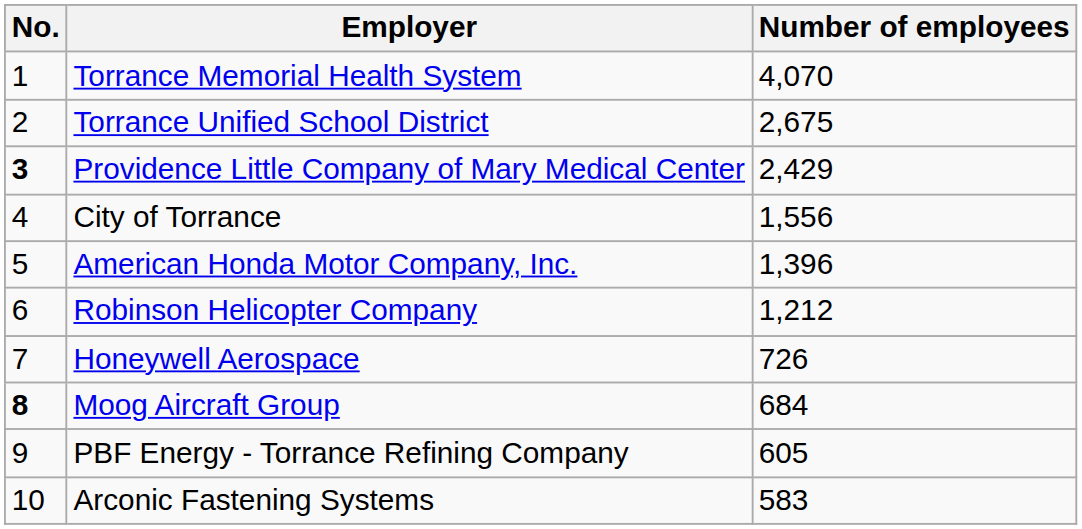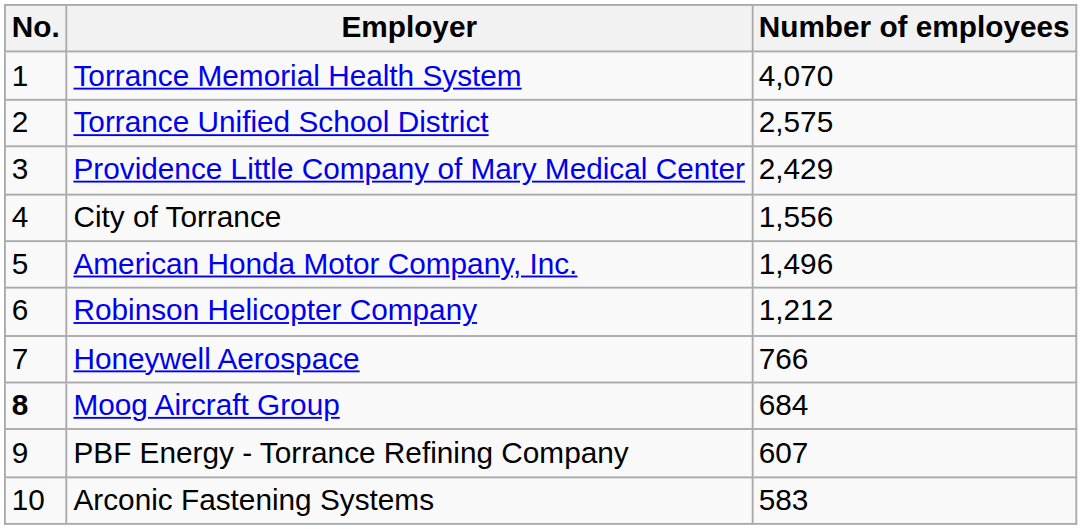(796, 122) 2,675 -> (796, 122) 2,575
(20, 169) bold -> (20, 169) normal
(796, 264) 1,396 -> (796, 264) 1,496
(784, 358) 726 -> (784, 358) 766
(784, 452) 605 -> (784, 452) 607
